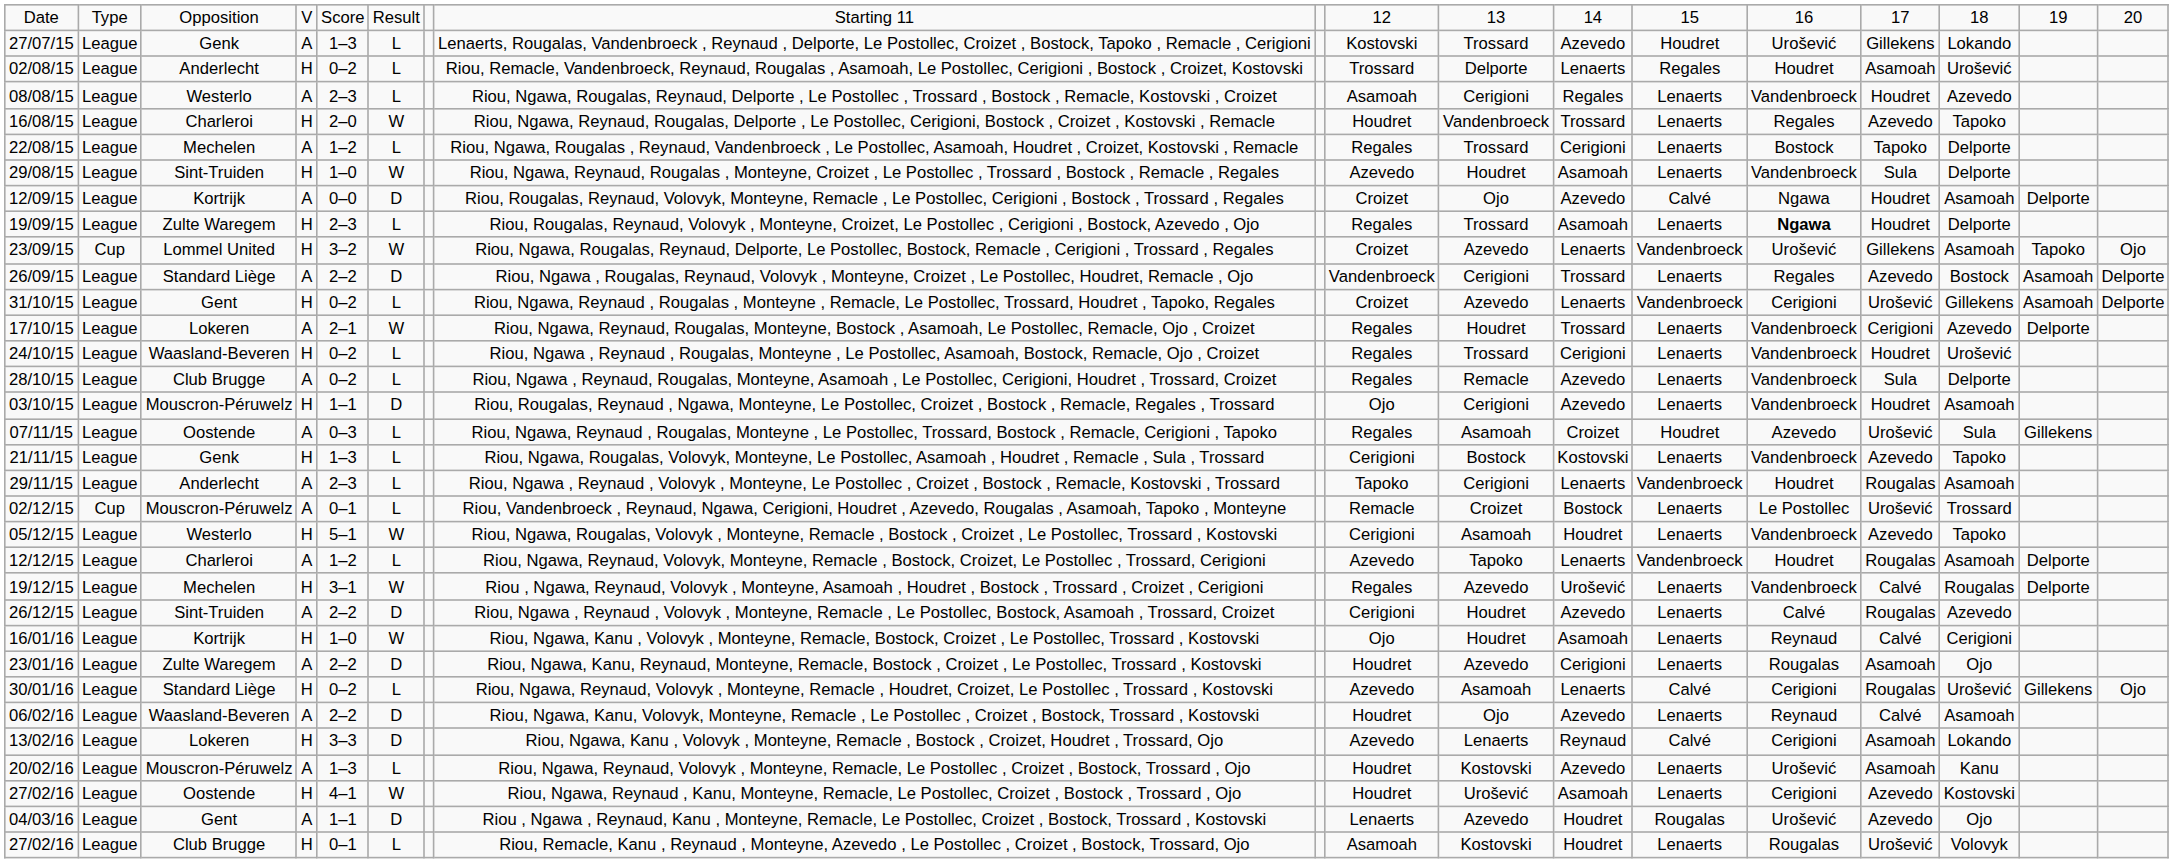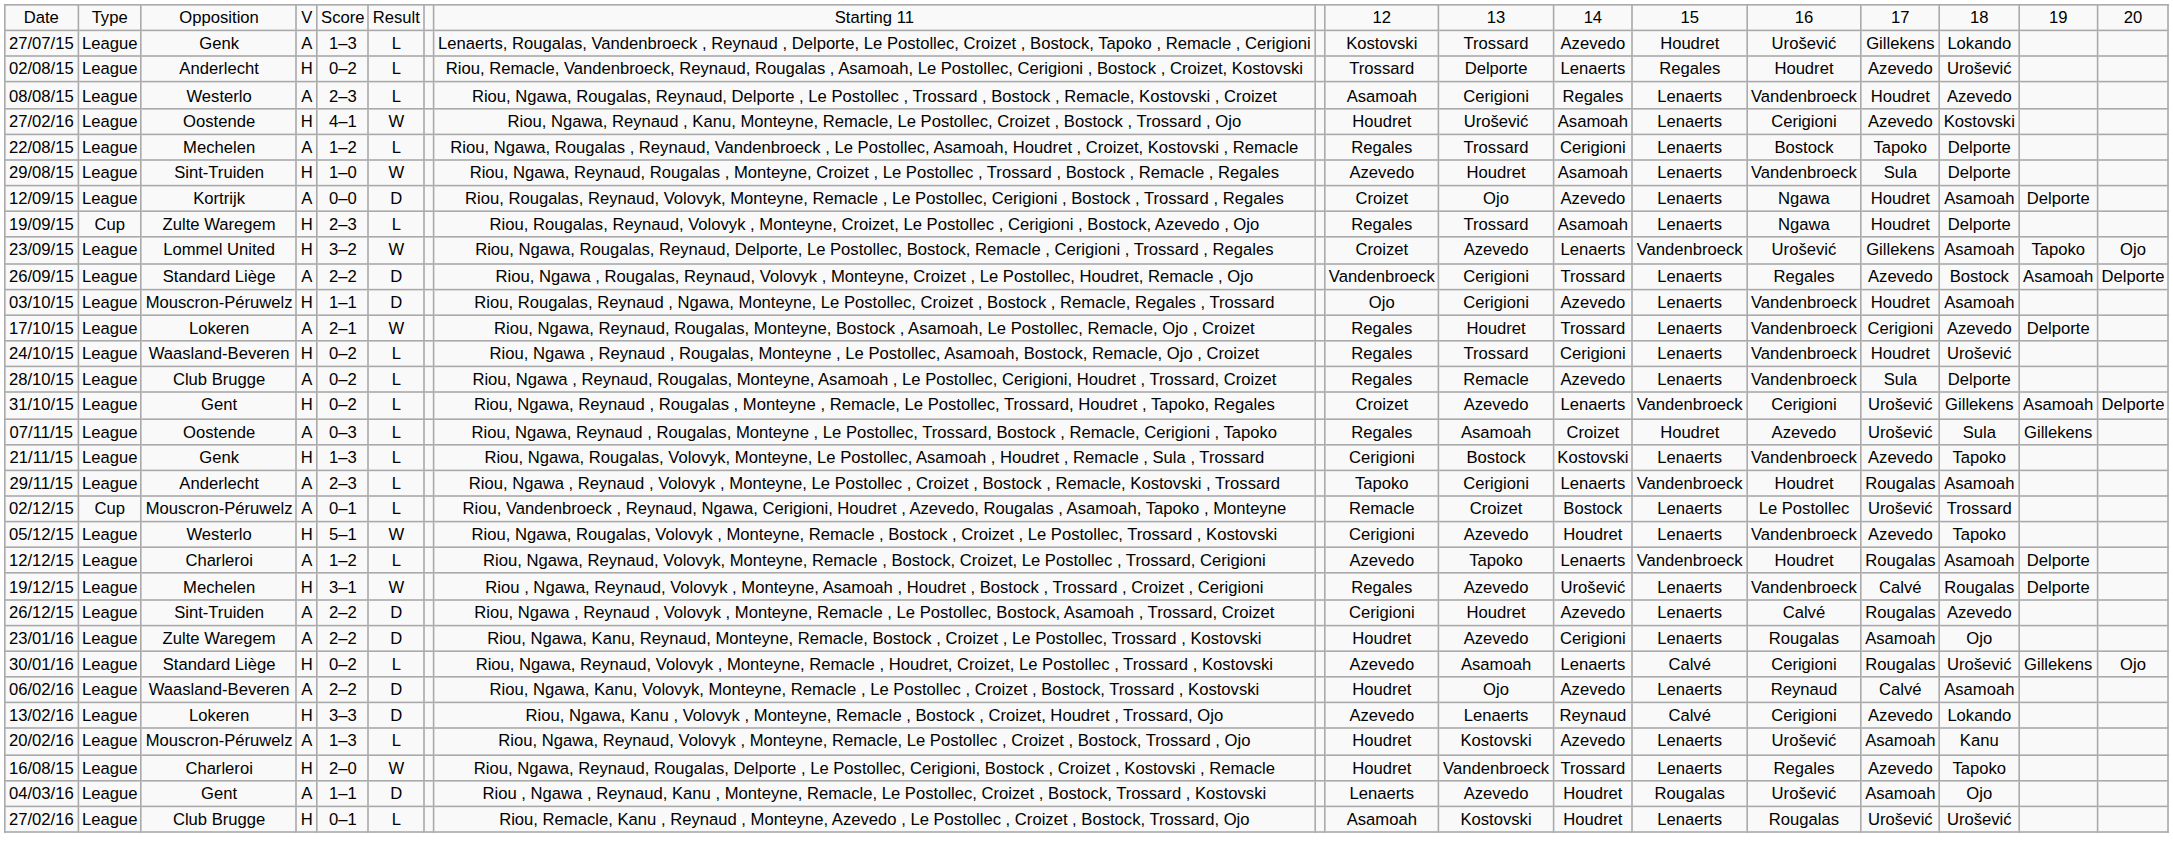(1900, 70) Asamoah -> (1900, 70) Azevedo
rows swapped: (41, 122) <-> (41, 794)
(1690, 199) Calvé -> (1690, 199) Lenaerts
(110, 225) League -> (110, 225) Cup
(1804, 225) bold -> (1804, 225) normal
(110, 251) Cup -> (110, 251) League
rows swapped: (41, 406) <-> (41, 302)
(1496, 535) Asamoah -> (1496, 535) Azevedo
- row: (41, 639)
(1900, 742) Asamoah -> (1900, 716) Azevedo
(1900, 819) Azevedo -> (1900, 794) Asamoah
(1979, 845) Volovyk -> (1979, 819) Urošević
